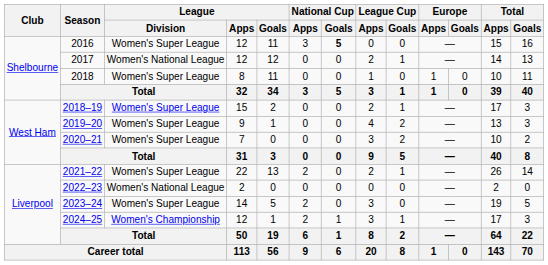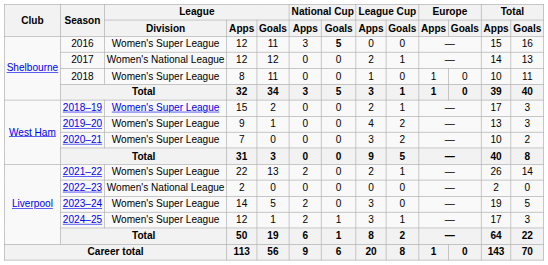(166, 220) Women's Championship -> (166, 220) Women's Super League
